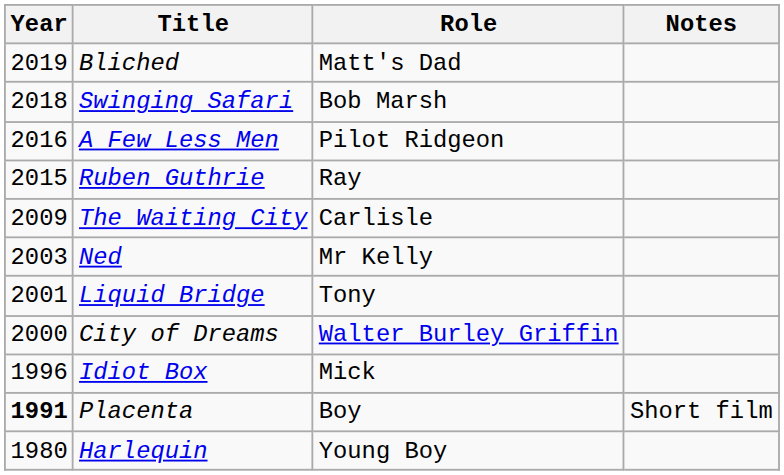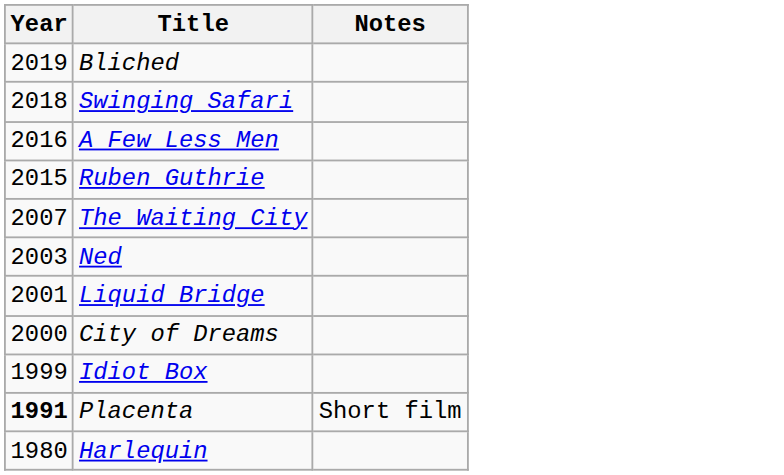- column: (469, 24)
(39, 218) 2009 -> (39, 218) 2007
(39, 373) 1996 -> (39, 373) 1999
